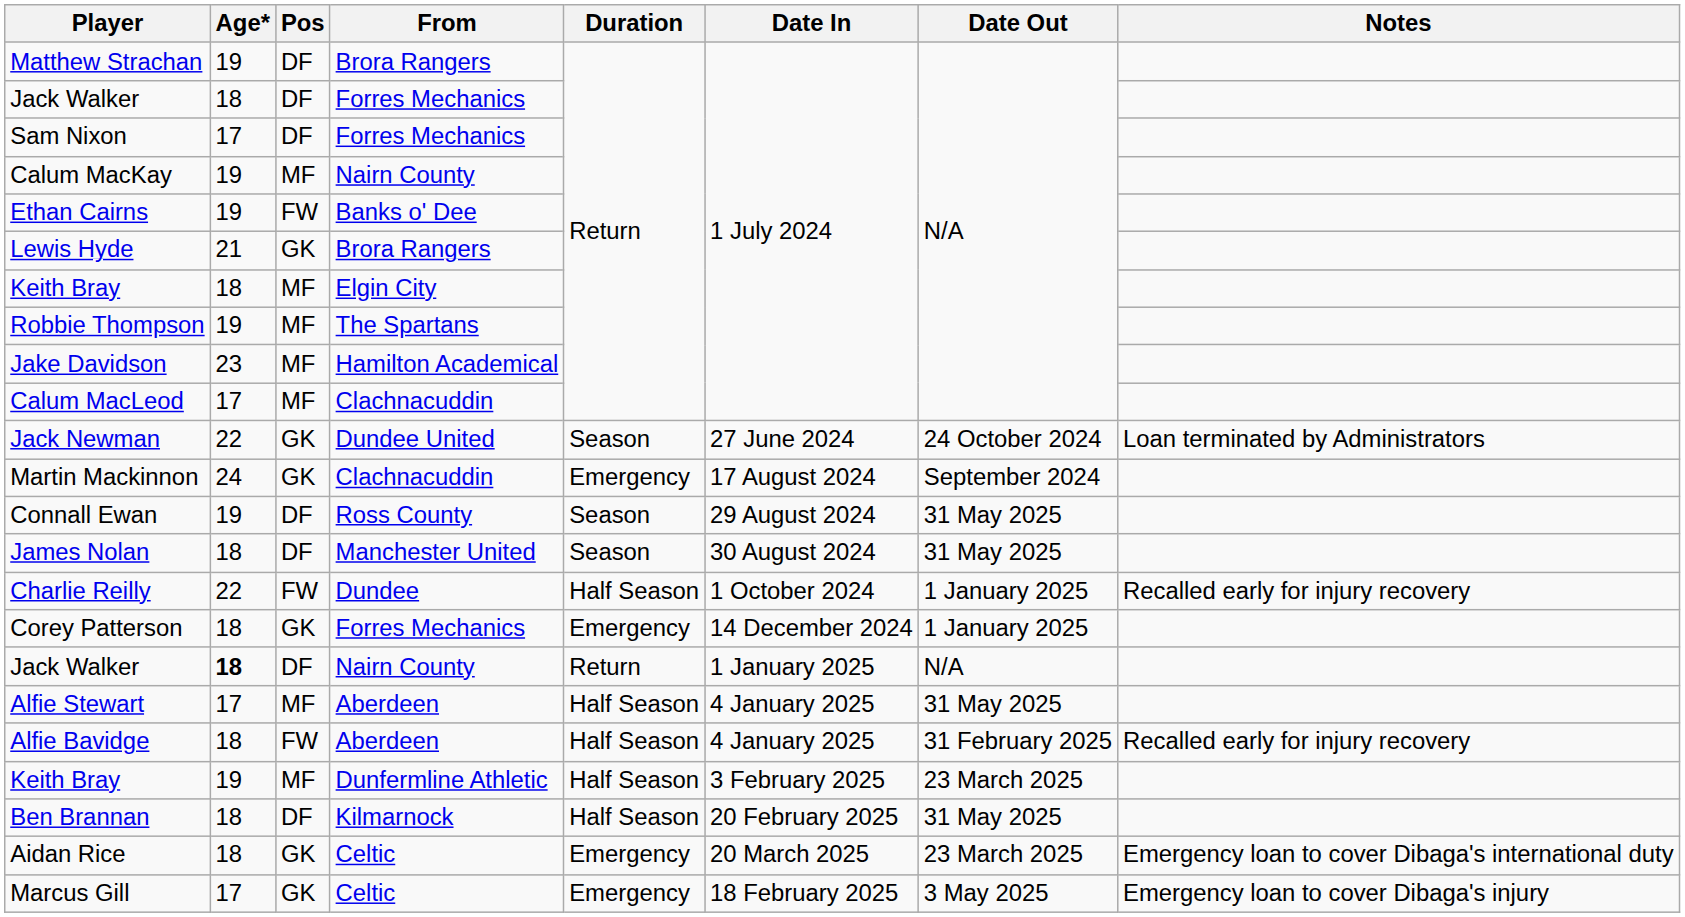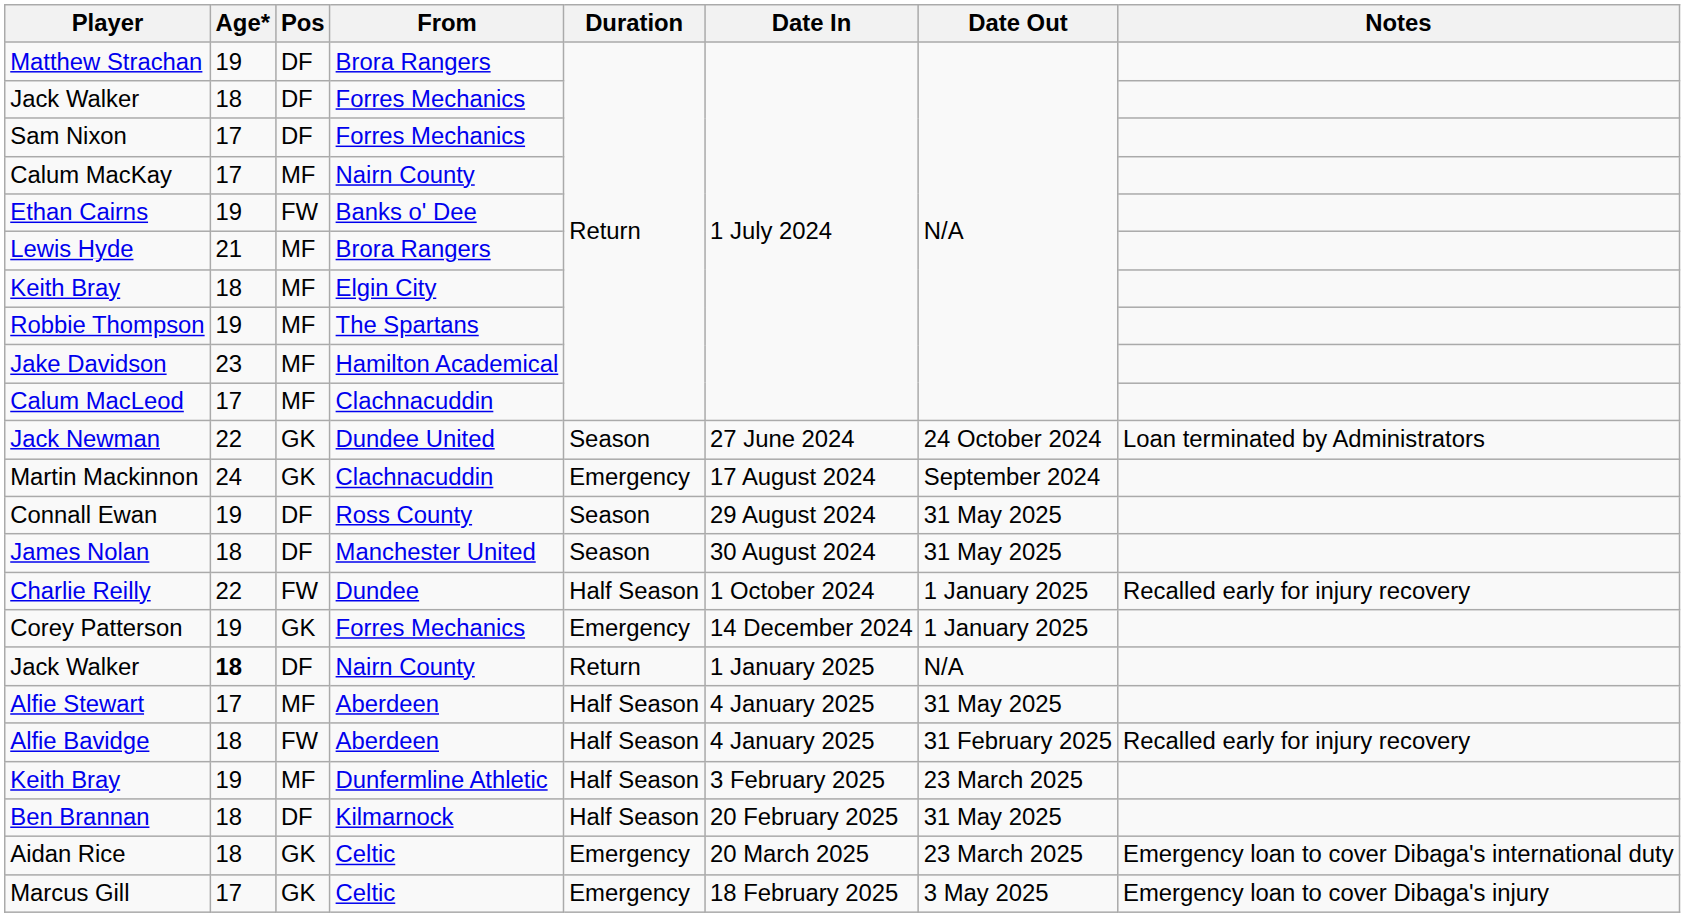(229, 174) 19 -> (229, 174) 17
(298, 250) GK -> (298, 250) MF
(229, 628) 18 -> (229, 628) 19
